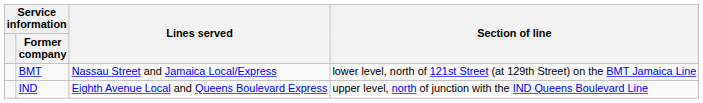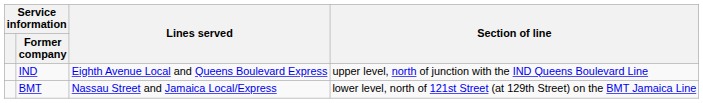rows swapped: (28, 89) <-> (30, 72)
